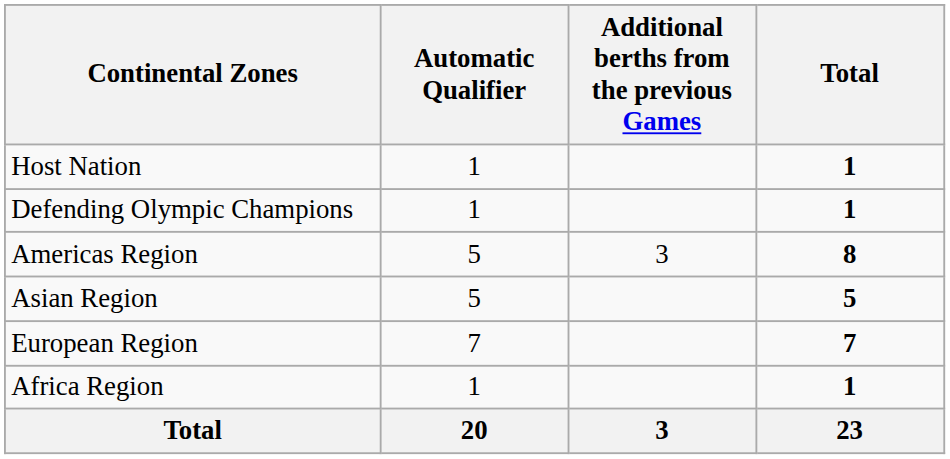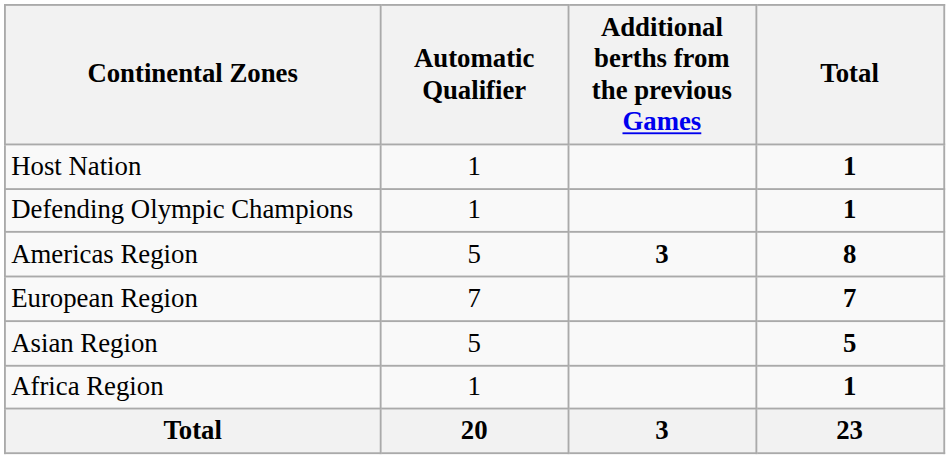(662, 254) normal -> (662, 254) bold
rows swapped: (84, 298) <-> (104, 342)
